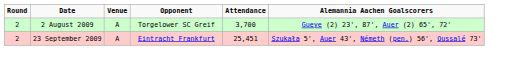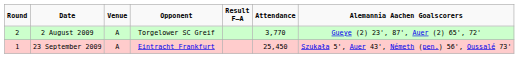+ column: (237, 15)
(246, 25) 3,700 -> (275, 33) 3,770
(17, 38) 2 -> (17, 46) 1
(246, 38) 25,451 -> (275, 46) 25,450
